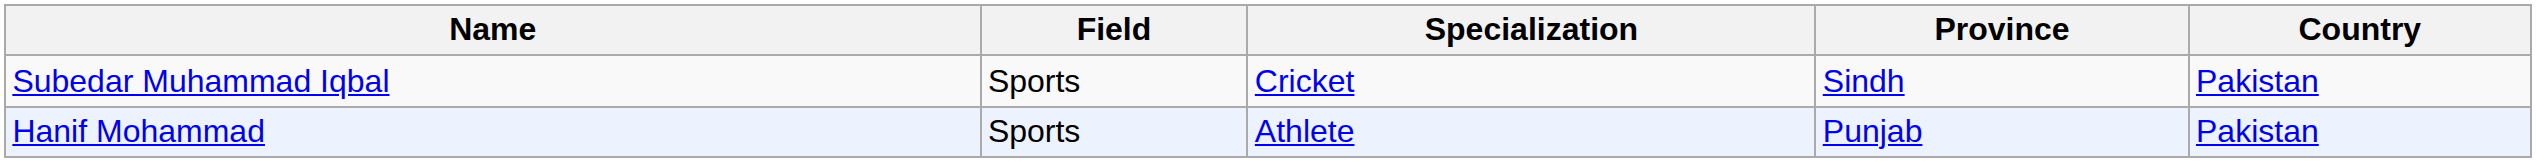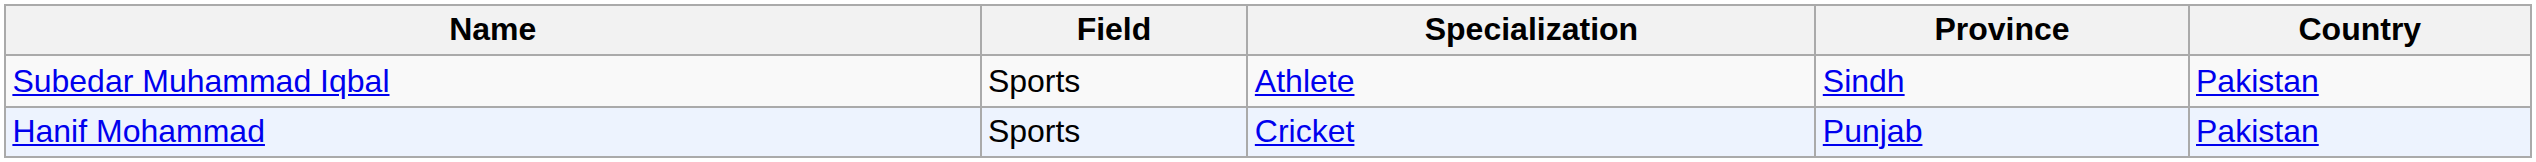(1305, 80) Cricket -> (1305, 80) Athlete
(1305, 131) Athlete -> (1305, 131) Cricket
